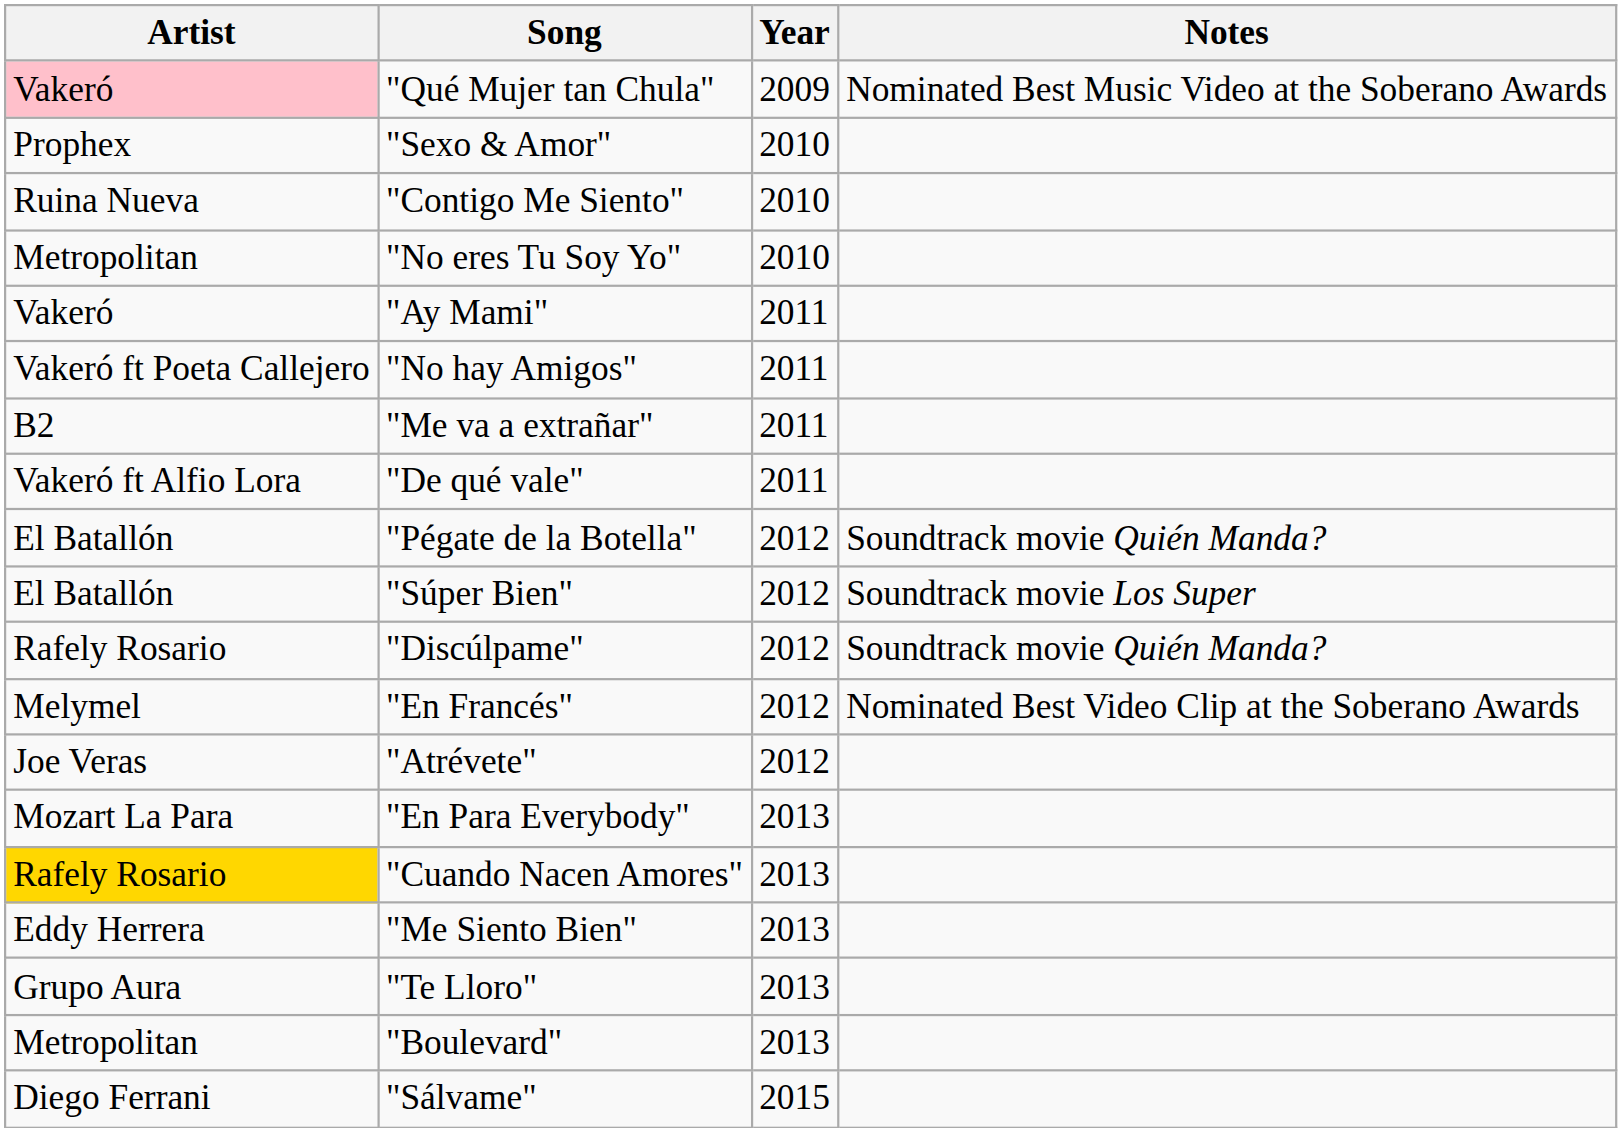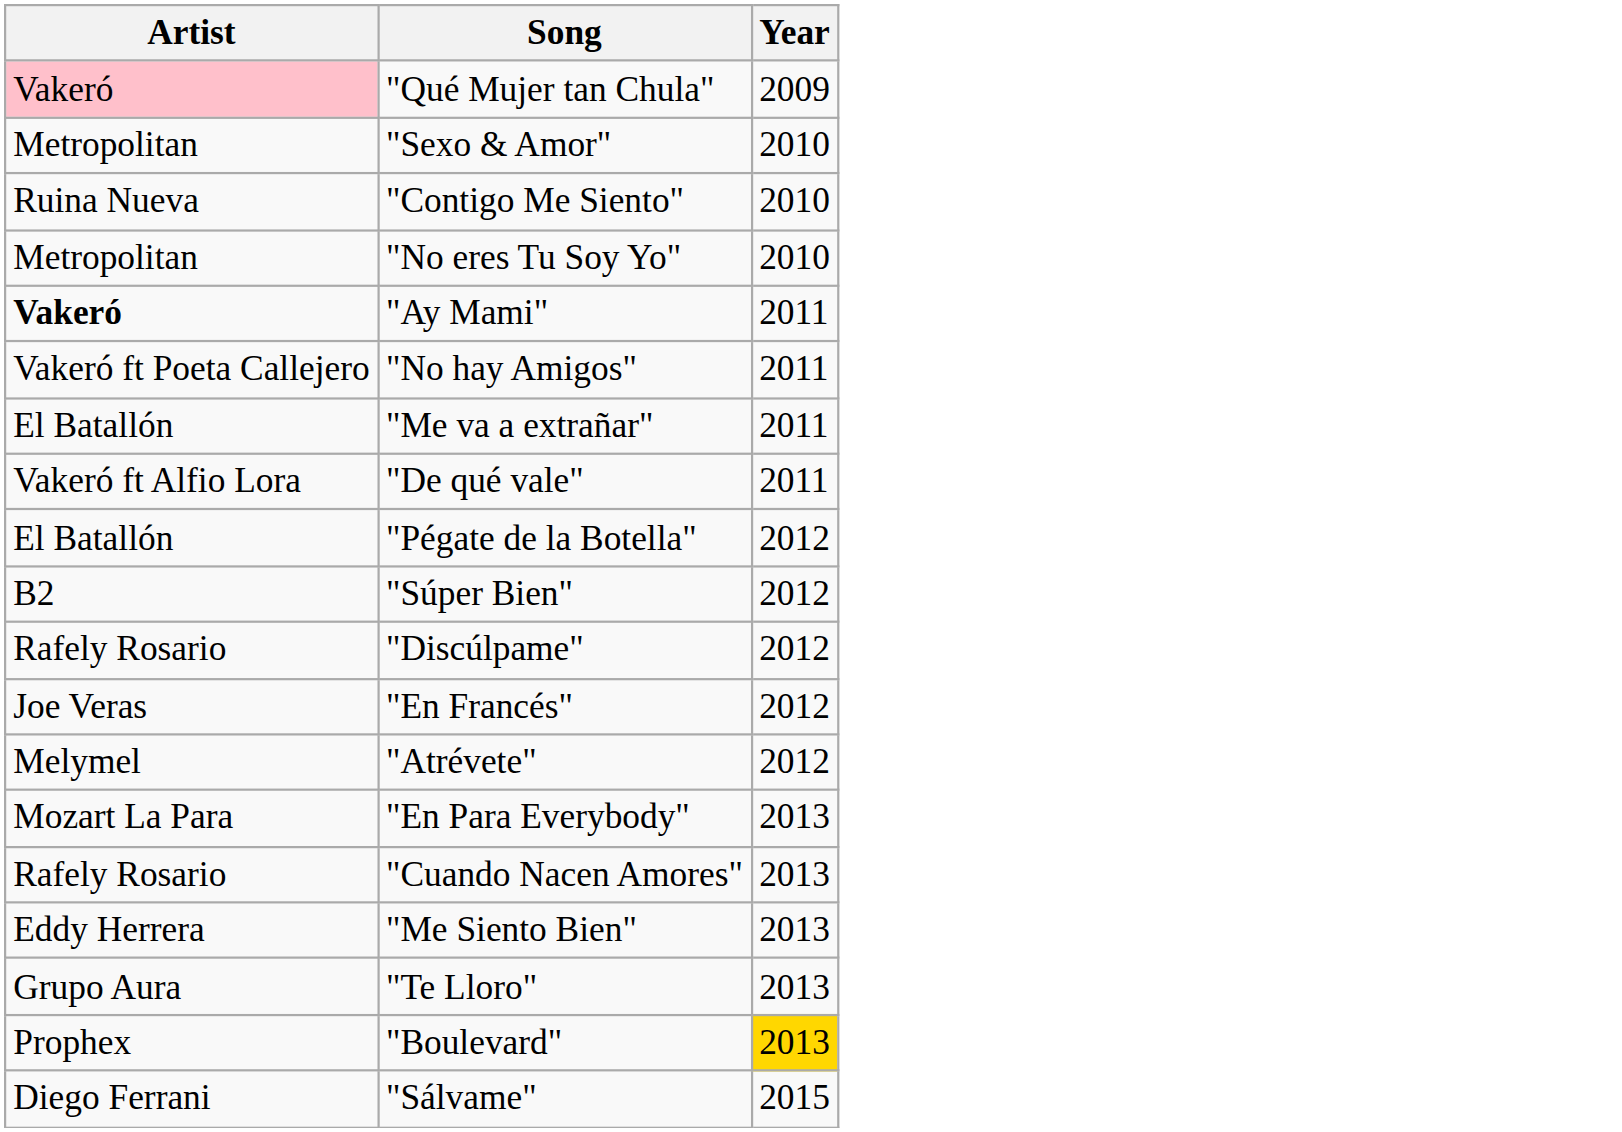- column: (1227, 32)
(72, 144) Prophex -> (106, 144) Metropolitan
(63, 312) normal -> (68, 312) bold
(34, 425) B2 -> (93, 425) El Batallón
(93, 593) El Batallón -> (34, 593) B2
(77, 705) Melymel -> (80, 705) Joe Veras
(80, 761) Joe Veras -> (77, 761) Melymel
(120, 873) gold background -> (120, 873) no background
(106, 1041) Metropolitan -> (72, 1041) Prophex
(794, 1041) no background -> (794, 1041) gold background
